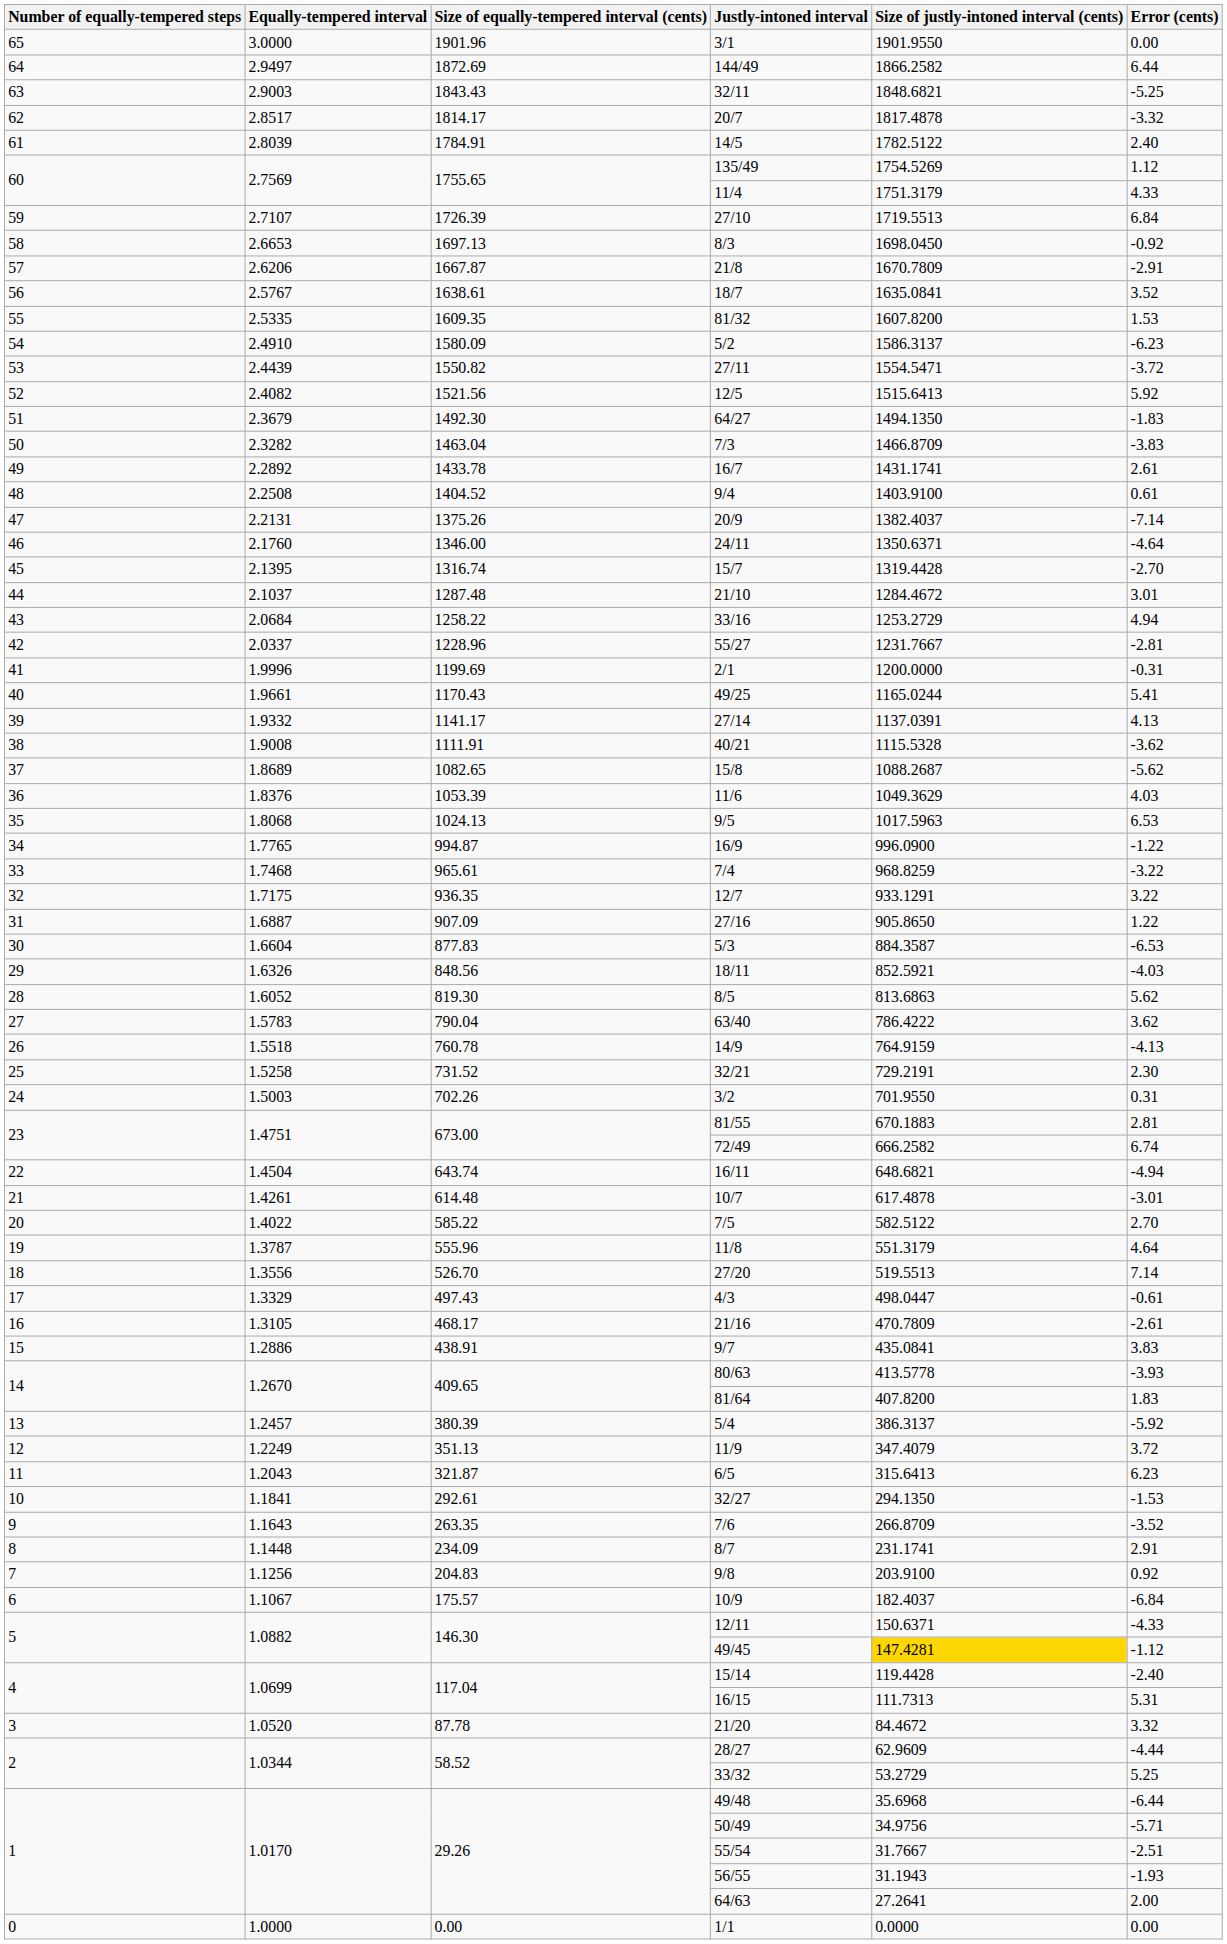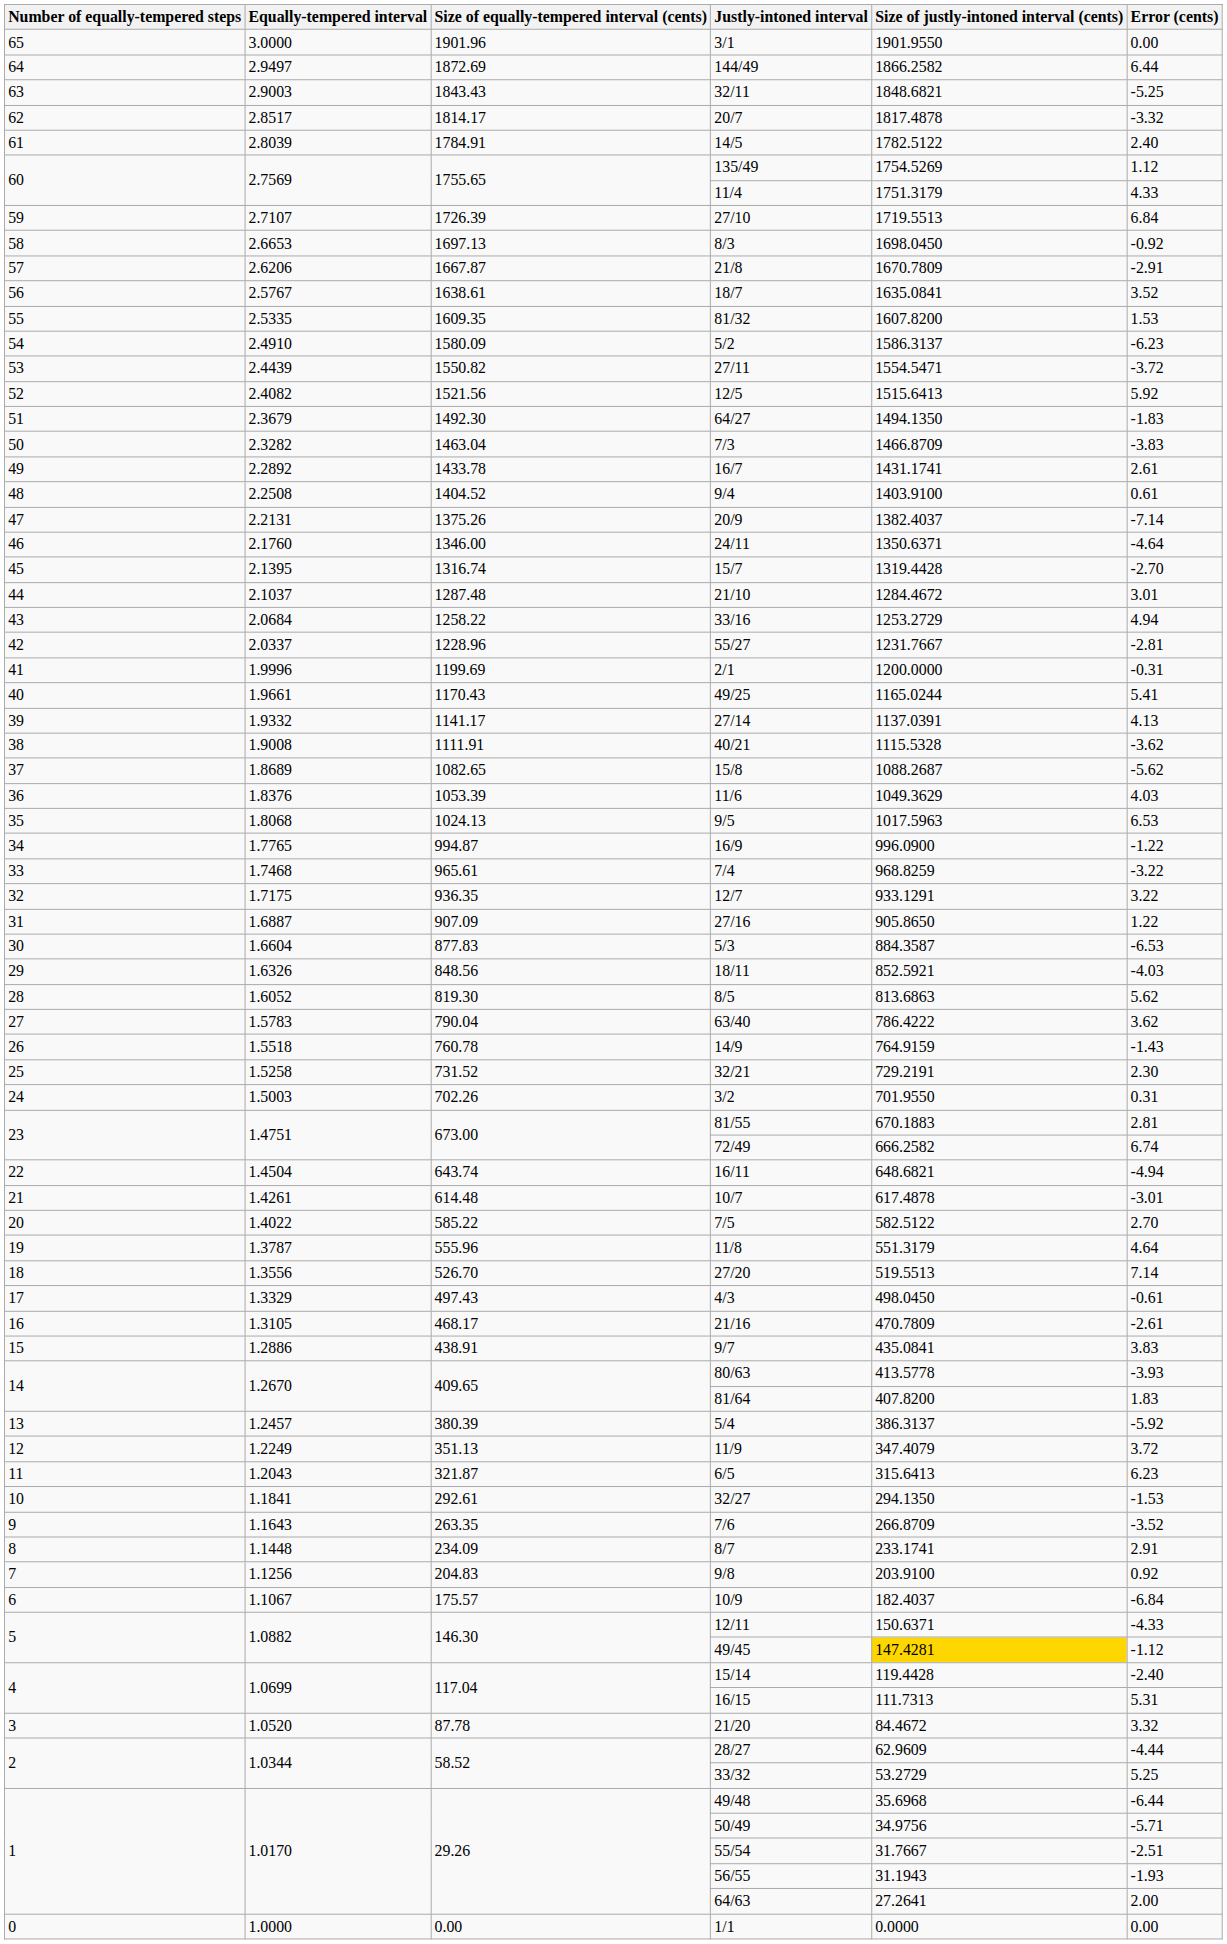(1147, 1047) -4.13 -> (1147, 1047) -1.43
(905, 1298) 498.0447 -> (905, 1298) 498.0450
(905, 1549) 231.1741 -> (905, 1549) 233.1741
